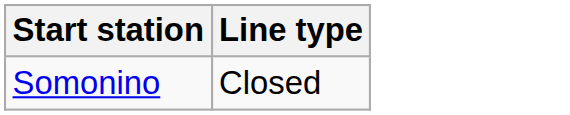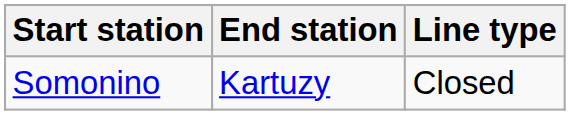+ column: (308, 30)
